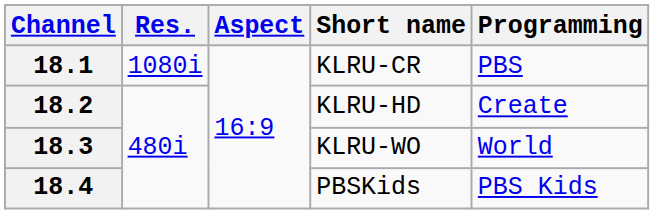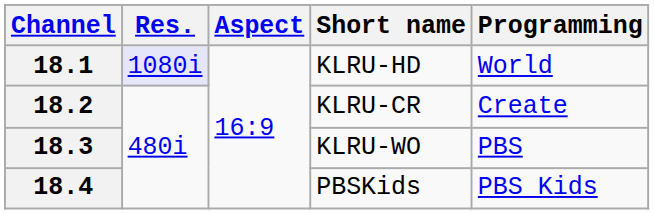(165, 66) no background -> (165, 66) lavender background
(369, 66) KLRU-CR -> (369, 66) KLRU-HD
(500, 66) PBS -> (515, 66) World
(369, 107) KLRU-HD -> (369, 107) KLRU-CR
(515, 147) World -> (500, 147) PBS
